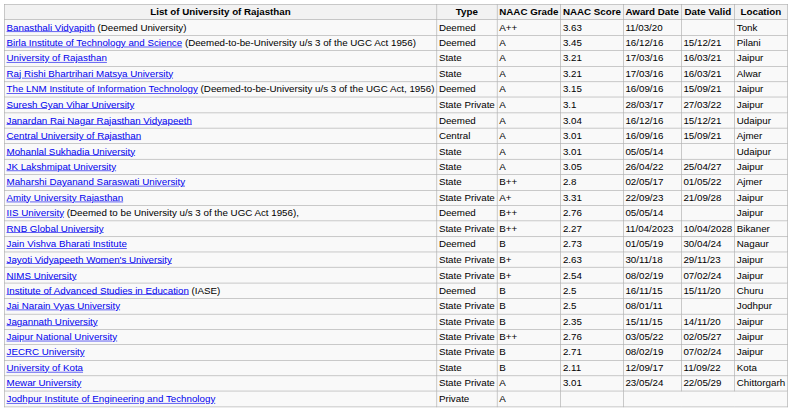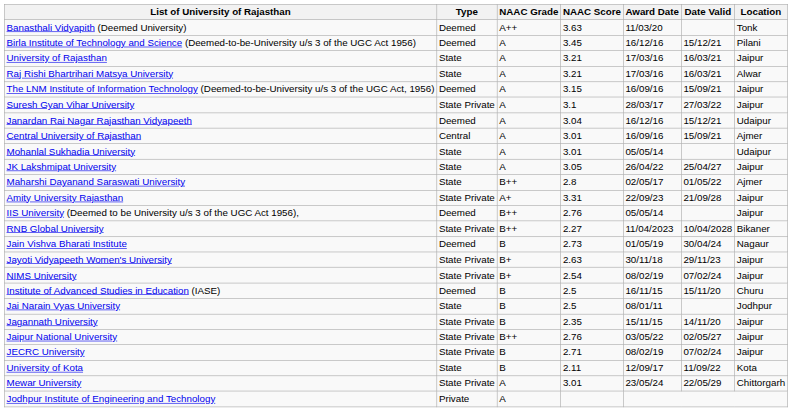(467, 306) State Private -> (450, 306) State
